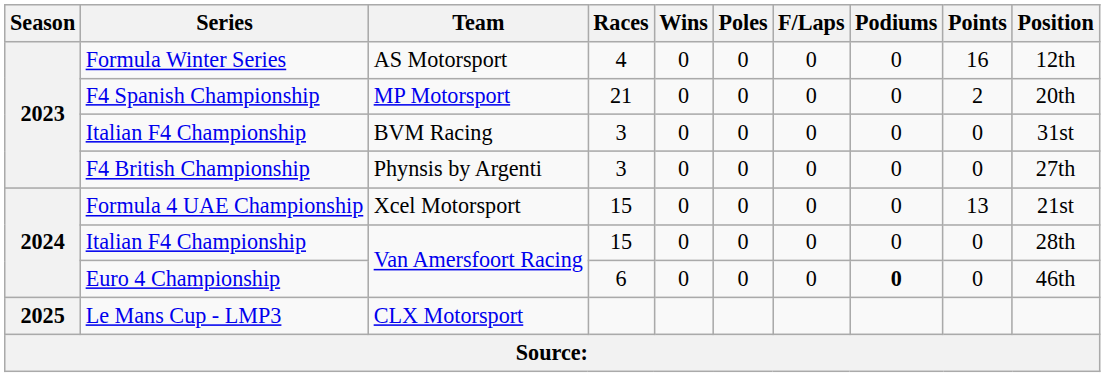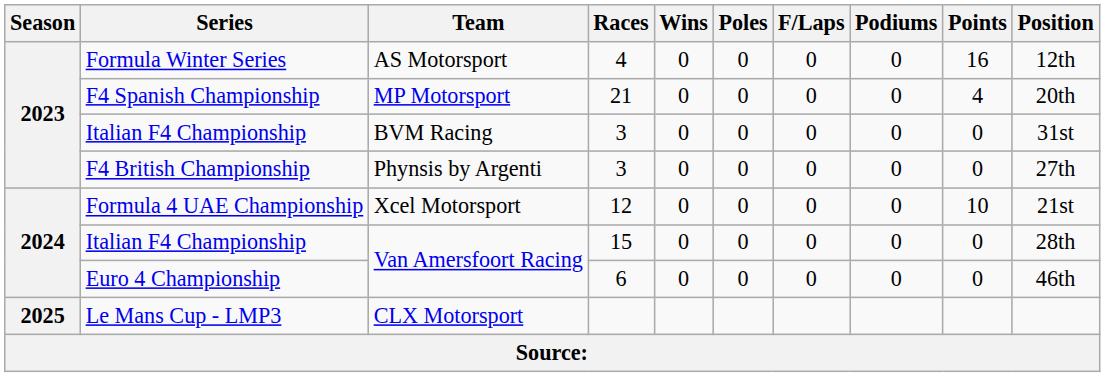(977, 96) 2 -> (977, 96) 4
(621, 206) 15 -> (621, 206) 12
(977, 206) 13 -> (977, 206) 10
(896, 279) bold -> (896, 279) normal
